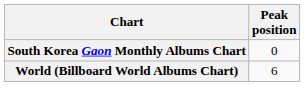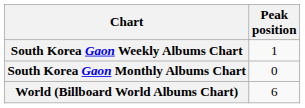+ row: (127, 50)
